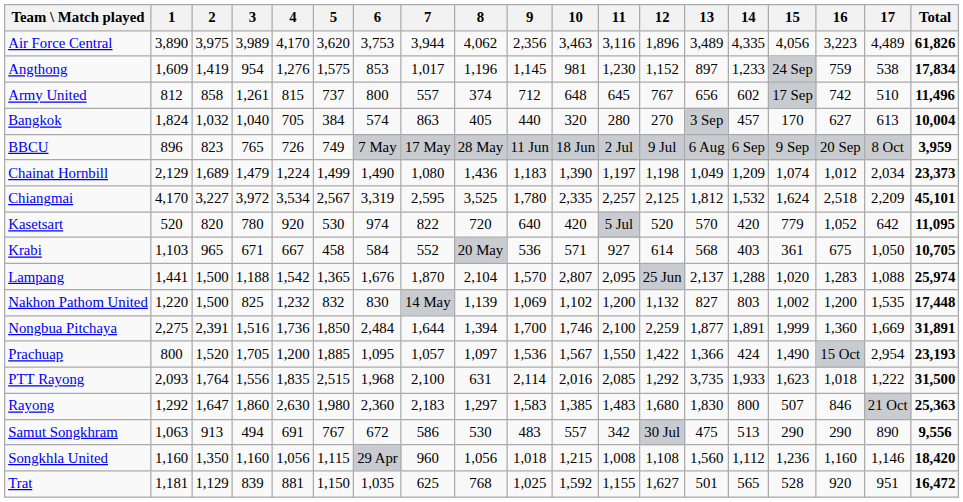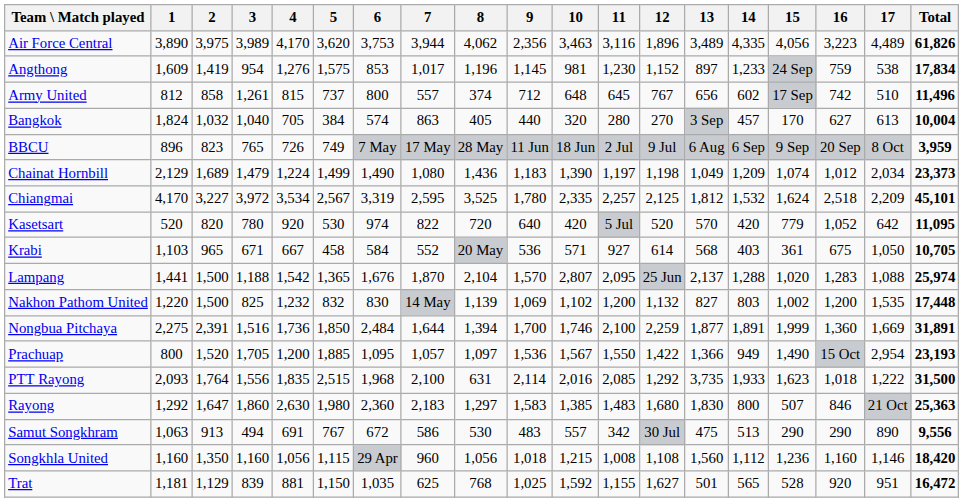(748, 353) 424 -> (748, 353) 949
